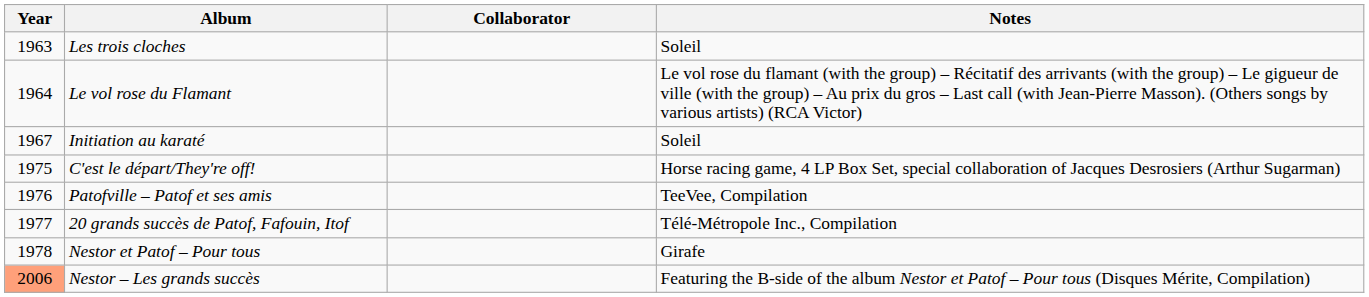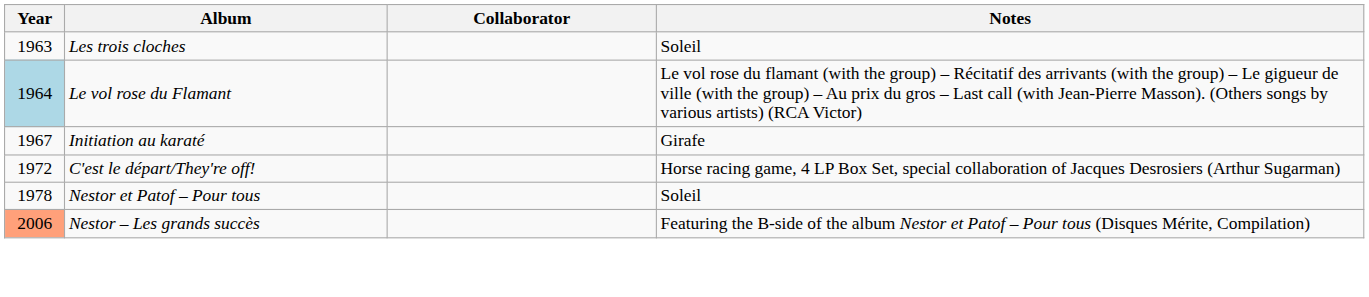(35, 93) no background -> (35, 93) lightblue background
(681, 140) Soleil -> (683, 140) Girafe
(35, 168) 1975 -> (35, 168) 1972
- row: (170, 195)
- row: (209, 223)
(683, 251) Girafe -> (681, 195) Soleil
